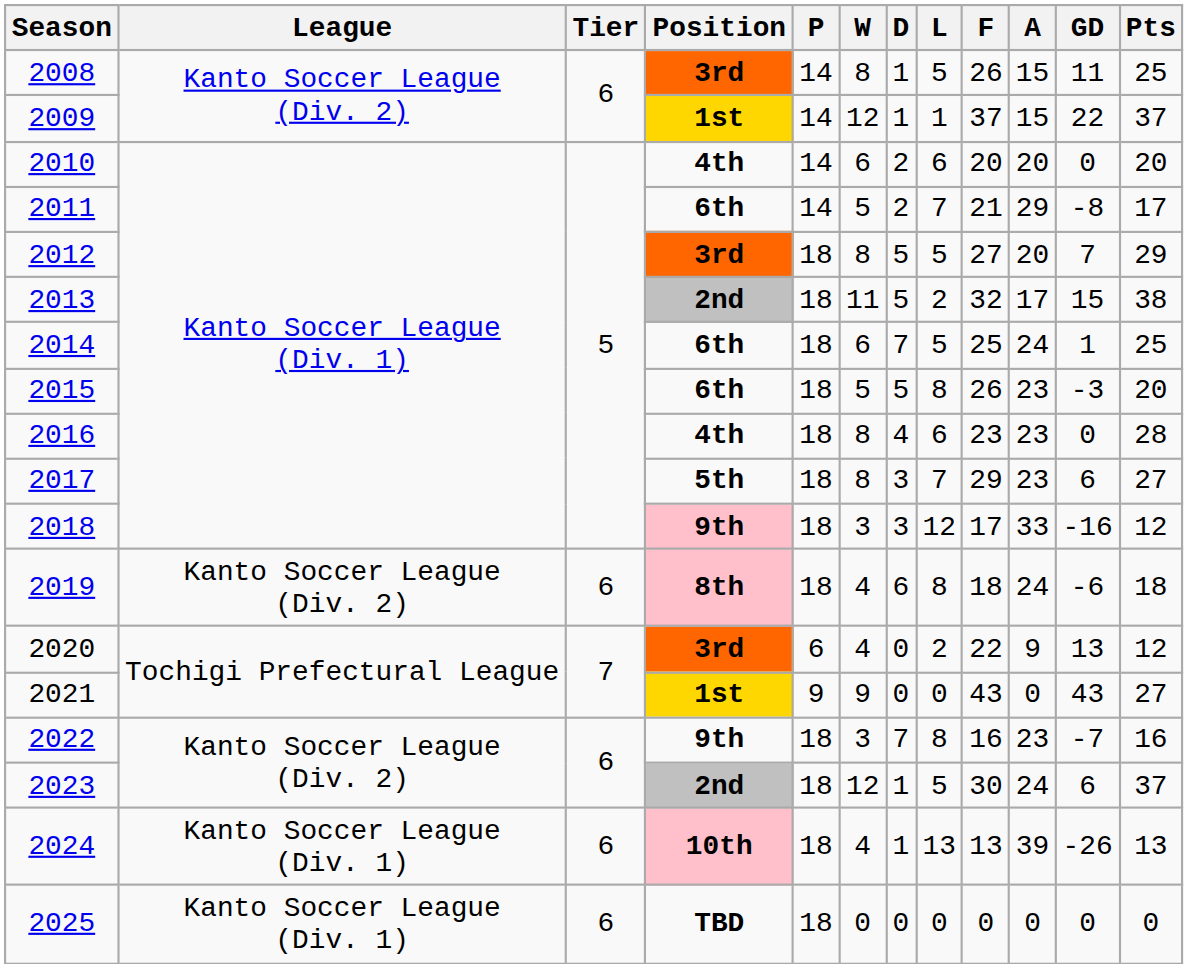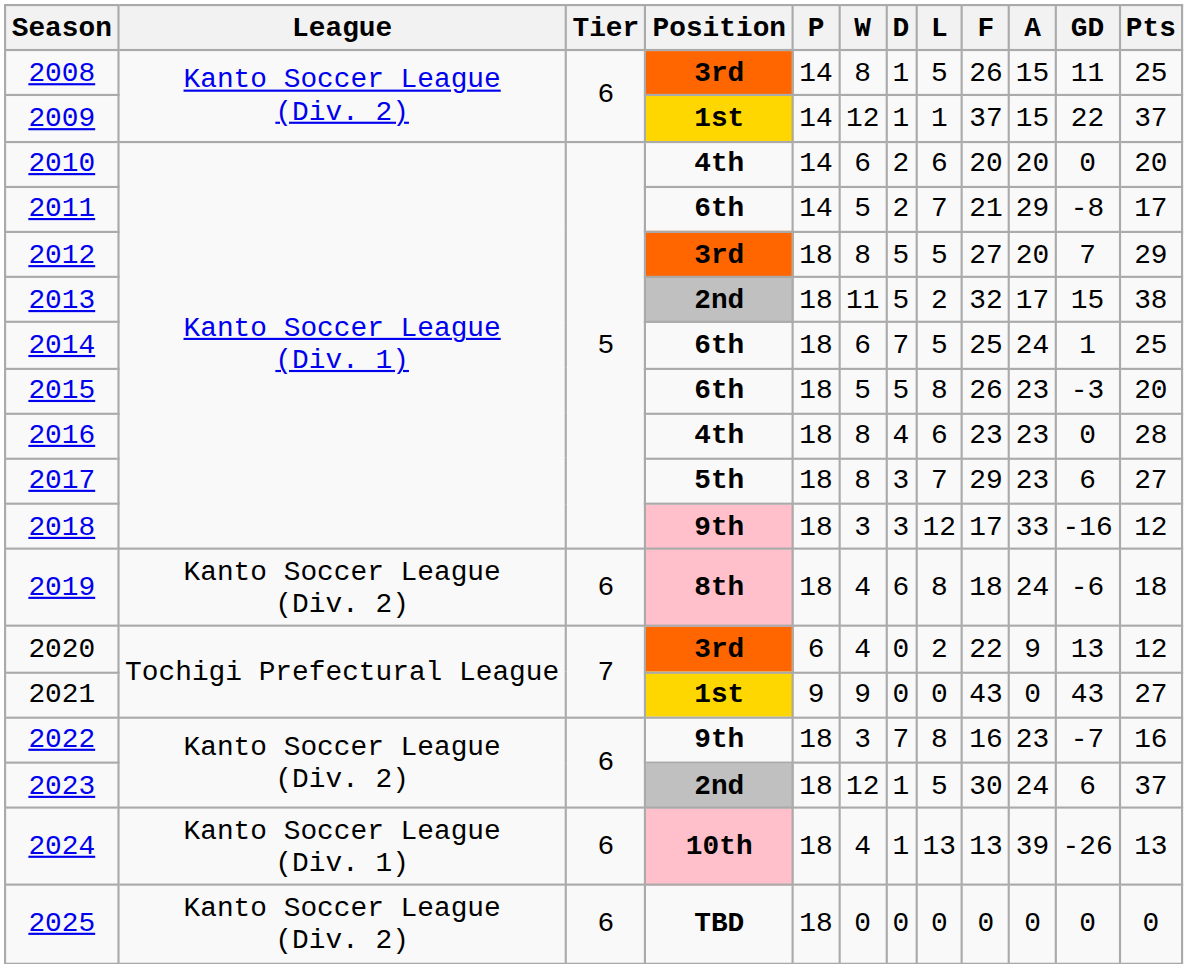(342, 924) Kanto Soccer League (Div. 1) -> (342, 924) Kanto Soccer League (Div. 2)
